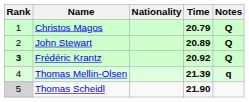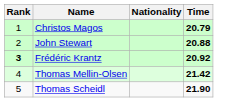- column: (229, 12)
(198, 43) 20.89 -> (198, 43) 20.88
(198, 74) 21.39 -> (198, 74) 21.42
(18, 89) lightgrey background -> (18, 89) no background
